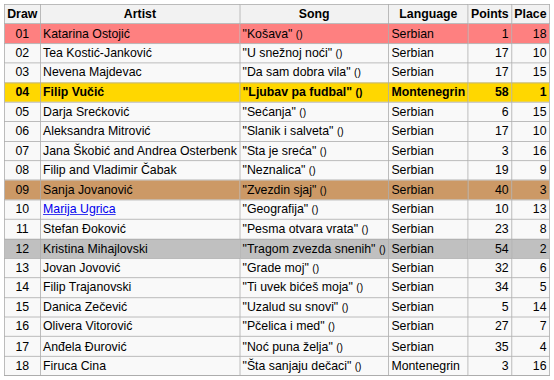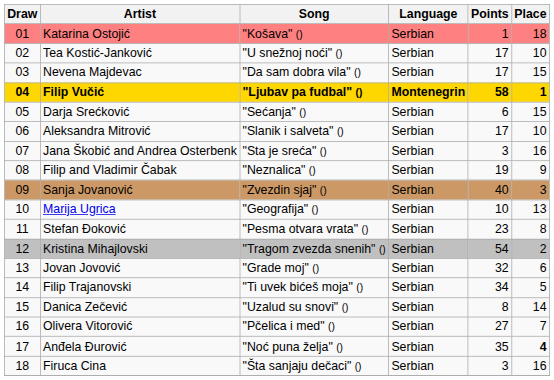(505, 307) 5 -> (505, 307) 8
(543, 346) normal -> (543, 346) bold
(426, 365) Montenegrin -> (413, 365) Serbian
